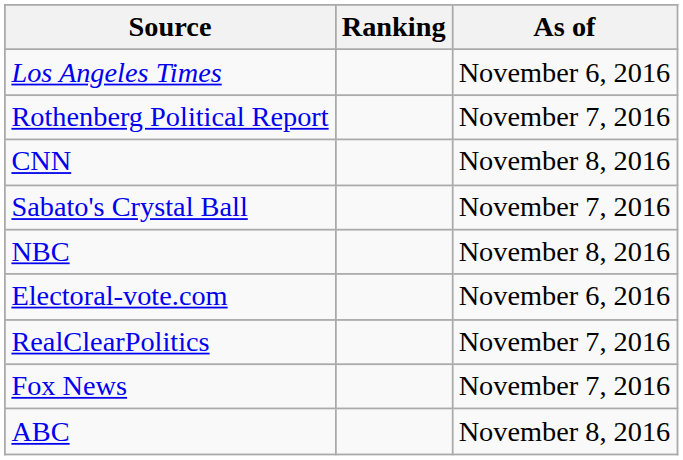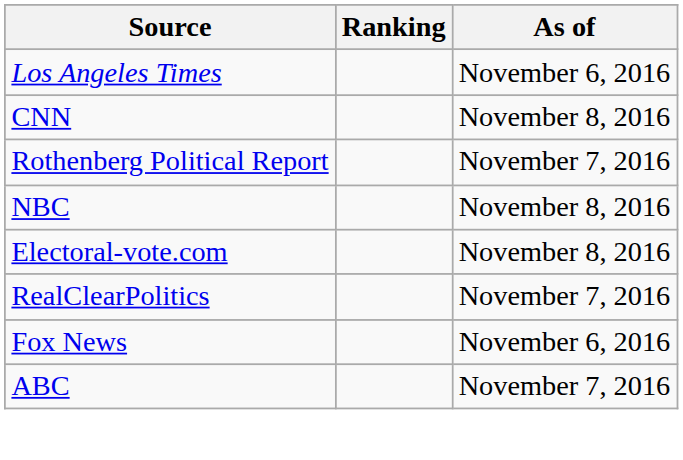rows swapped: (41, 161) <-> (170, 116)
- row: (130, 206)
(564, 296) November 6, 2016 -> (564, 251) November 8, 2016
(564, 386) November 7, 2016 -> (564, 341) November 6, 2016
(564, 431) November 8, 2016 -> (564, 386) November 7, 2016
